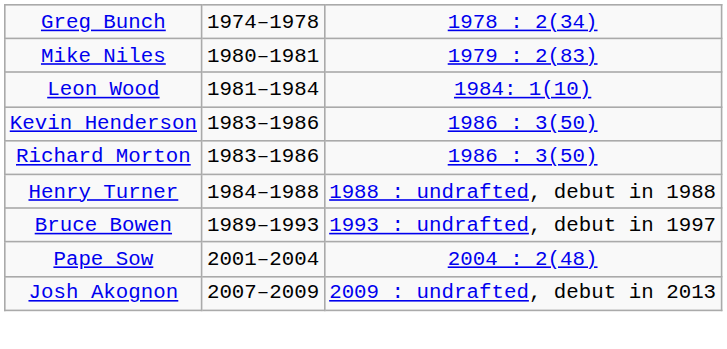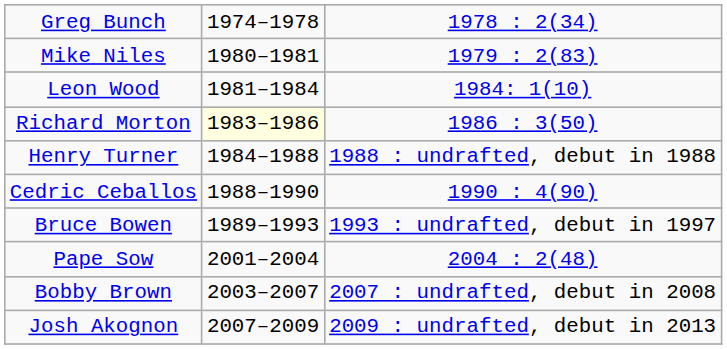- row: (103, 123)
(263, 157) no background -> (263, 123) lightyellow background
+ row: (103, 191)
+ row: (103, 293)
